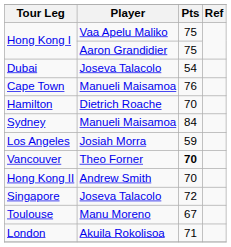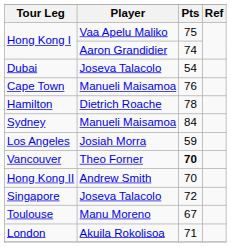(191, 50) 75 -> (191, 50) 74
(191, 104) 70 -> (191, 104) 78
